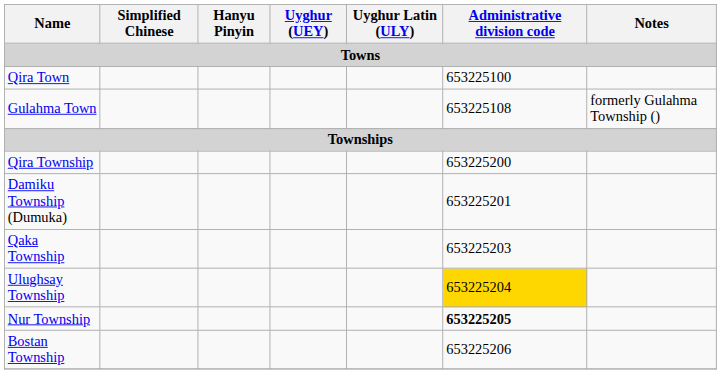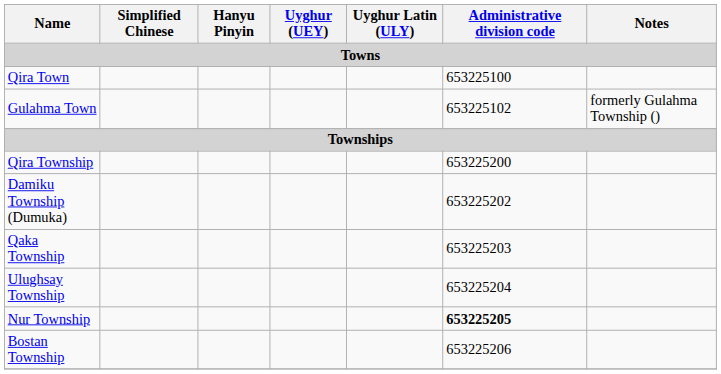(479, 108) 653225108 -> (479, 108) 653225102
(479, 201) 653225201 -> (479, 201) 653225202
(479, 287) gold background -> (479, 287) no background
